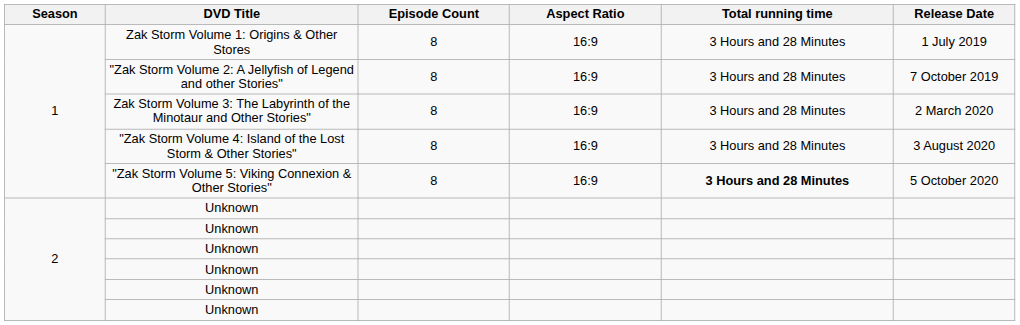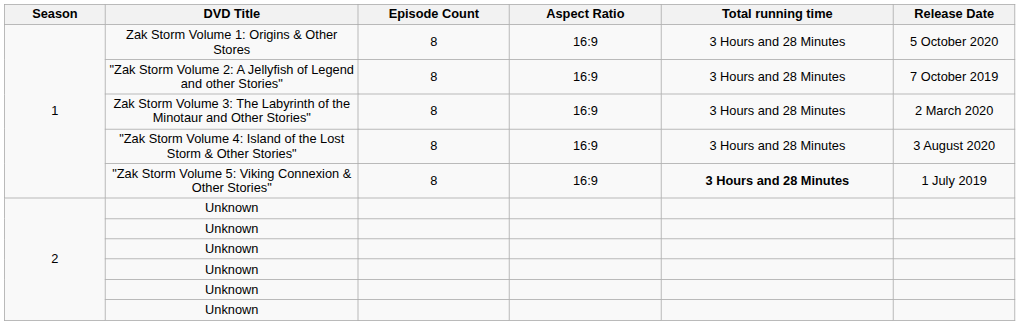(954, 42) 1 July 2019 -> (954, 42) 5 October 2020
(954, 180) 5 October 2020 -> (954, 180) 1 July 2019
